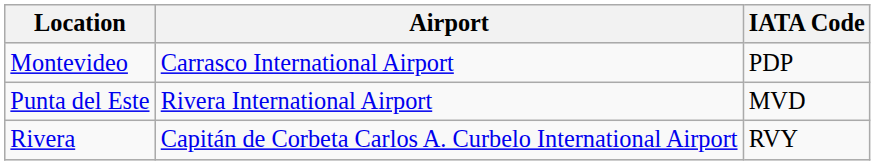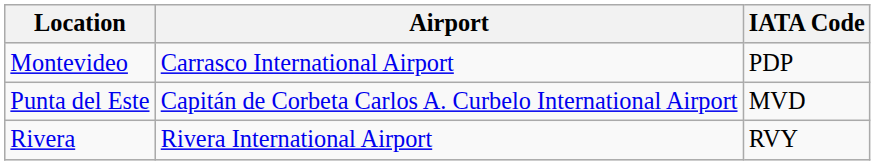(296, 100) Rivera International Airport -> (449, 100) Capitán de Corbeta Carlos A. Curbelo International Airport
(449, 139) Capitán de Corbeta Carlos A. Curbelo International Airport -> (296, 139) Rivera International Airport
